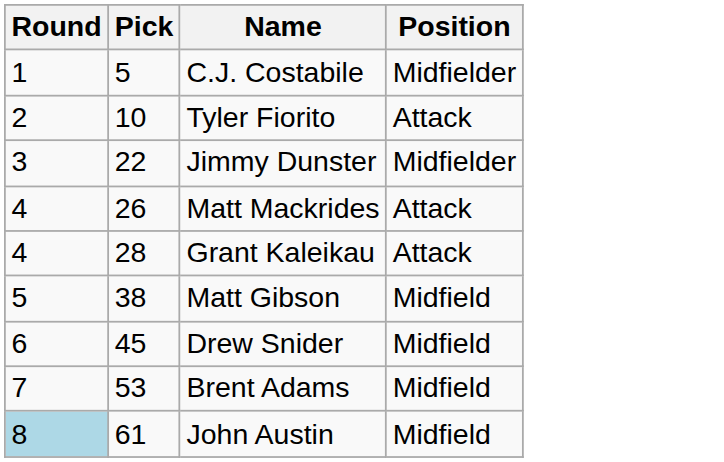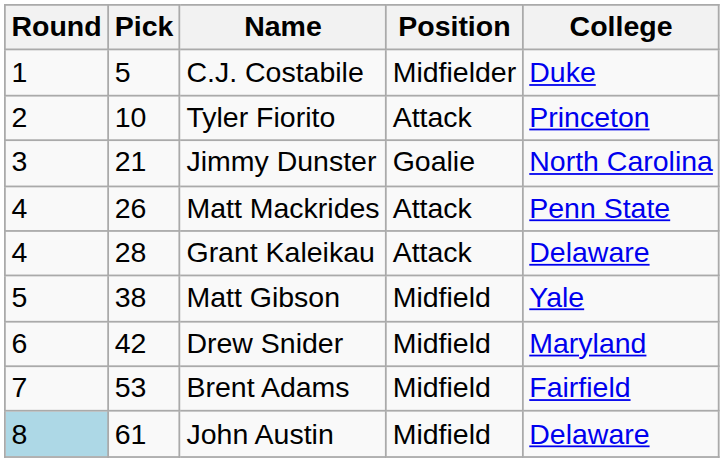+ column: (621, 27)
(131, 162) 22 -> (131, 162) 21
(454, 162) Midfielder -> (434, 162) Goalie
(131, 343) 45 -> (131, 343) 42
